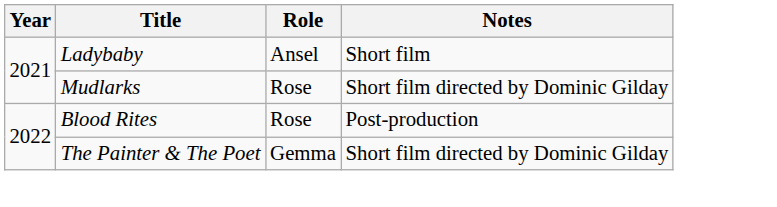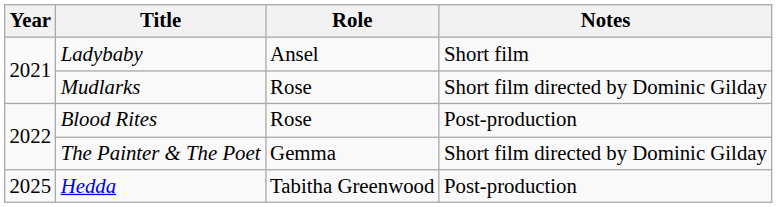+ row: (88, 185)
